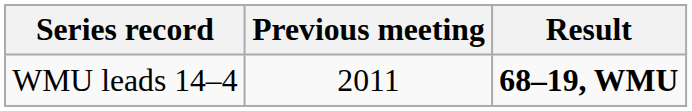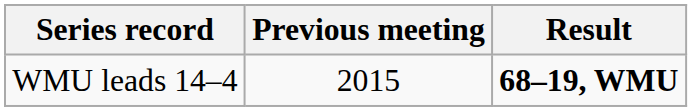(368, 79) 2011 -> (368, 79) 2015
